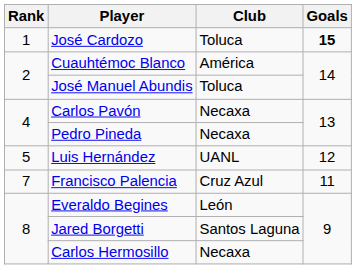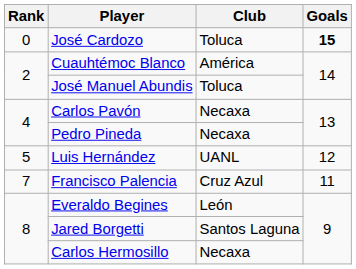(26, 39) 1 -> (26, 39) 0
